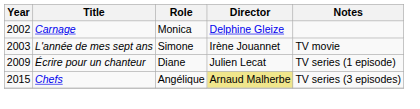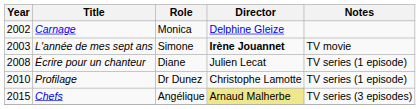(245, 46) normal -> (247, 46) bold
(19, 63) 2009 -> (19, 63) 2008
+ row: (56, 79)
